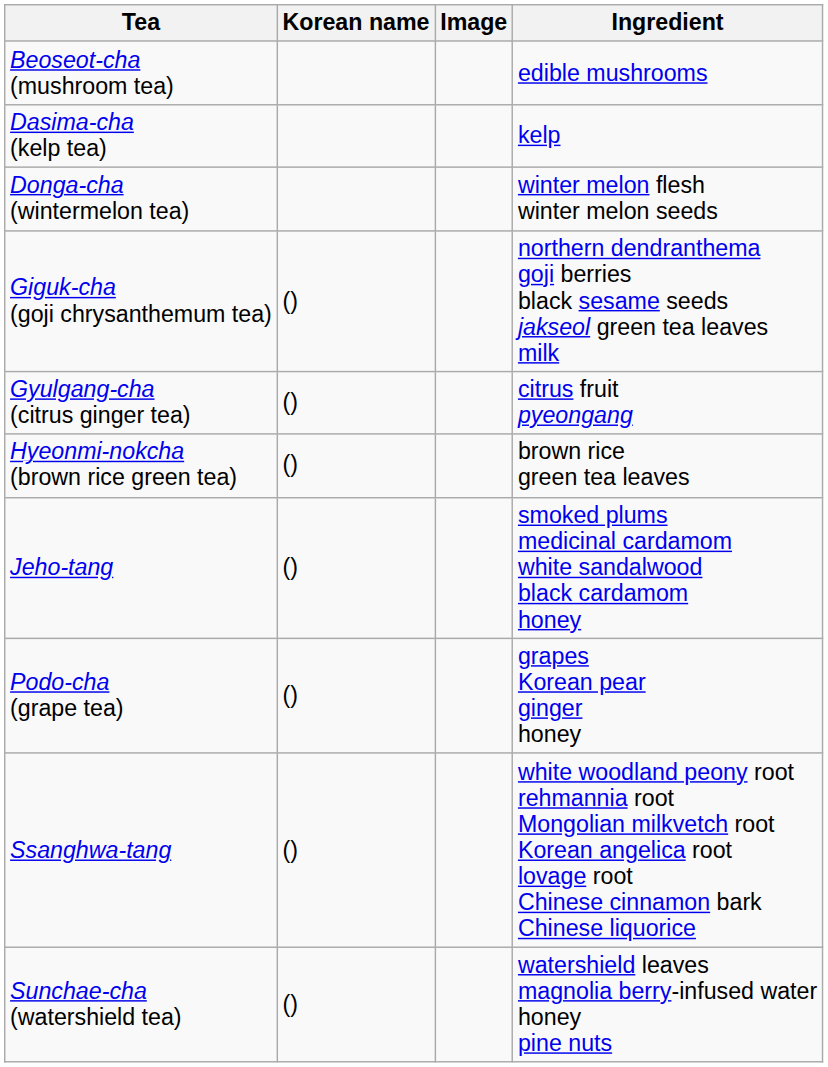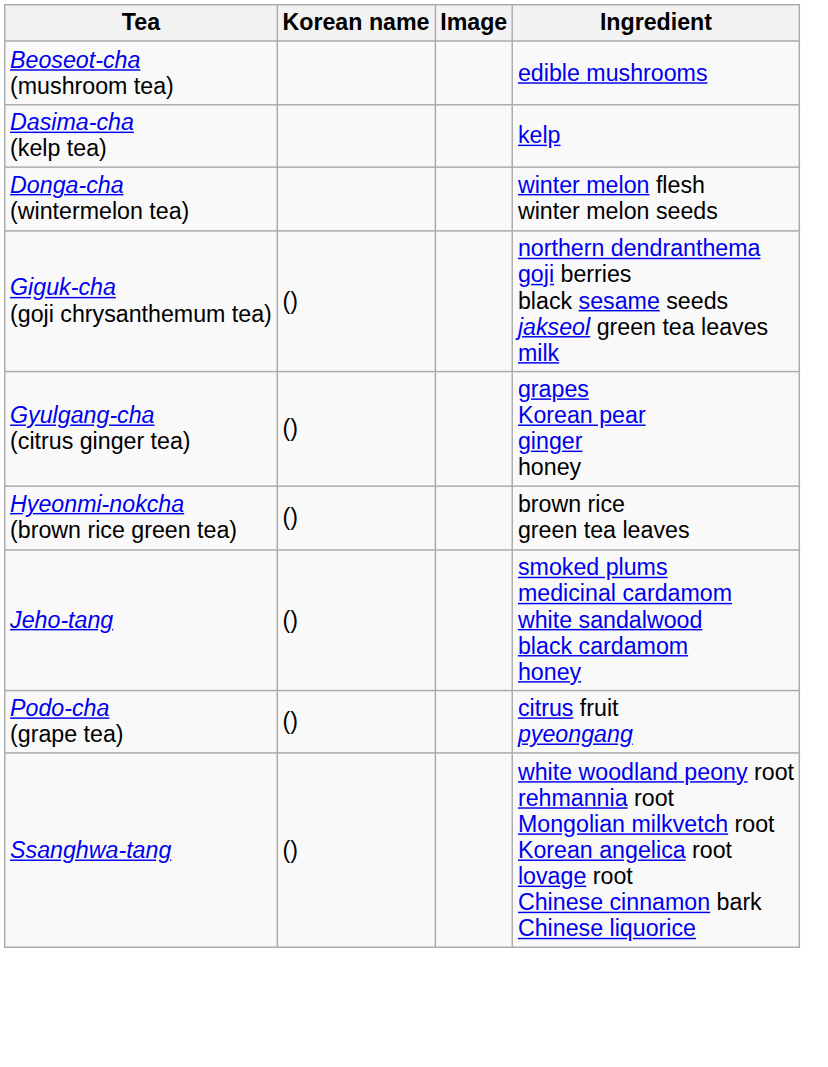(575, 402) citrus fruit pyeongang -> (582, 428) grapes Korean pear ginger honey
(582, 695) grapes Korean pear ginger honey -> (575, 721) citrus fruit pyeongang
- row: (96, 1004)
